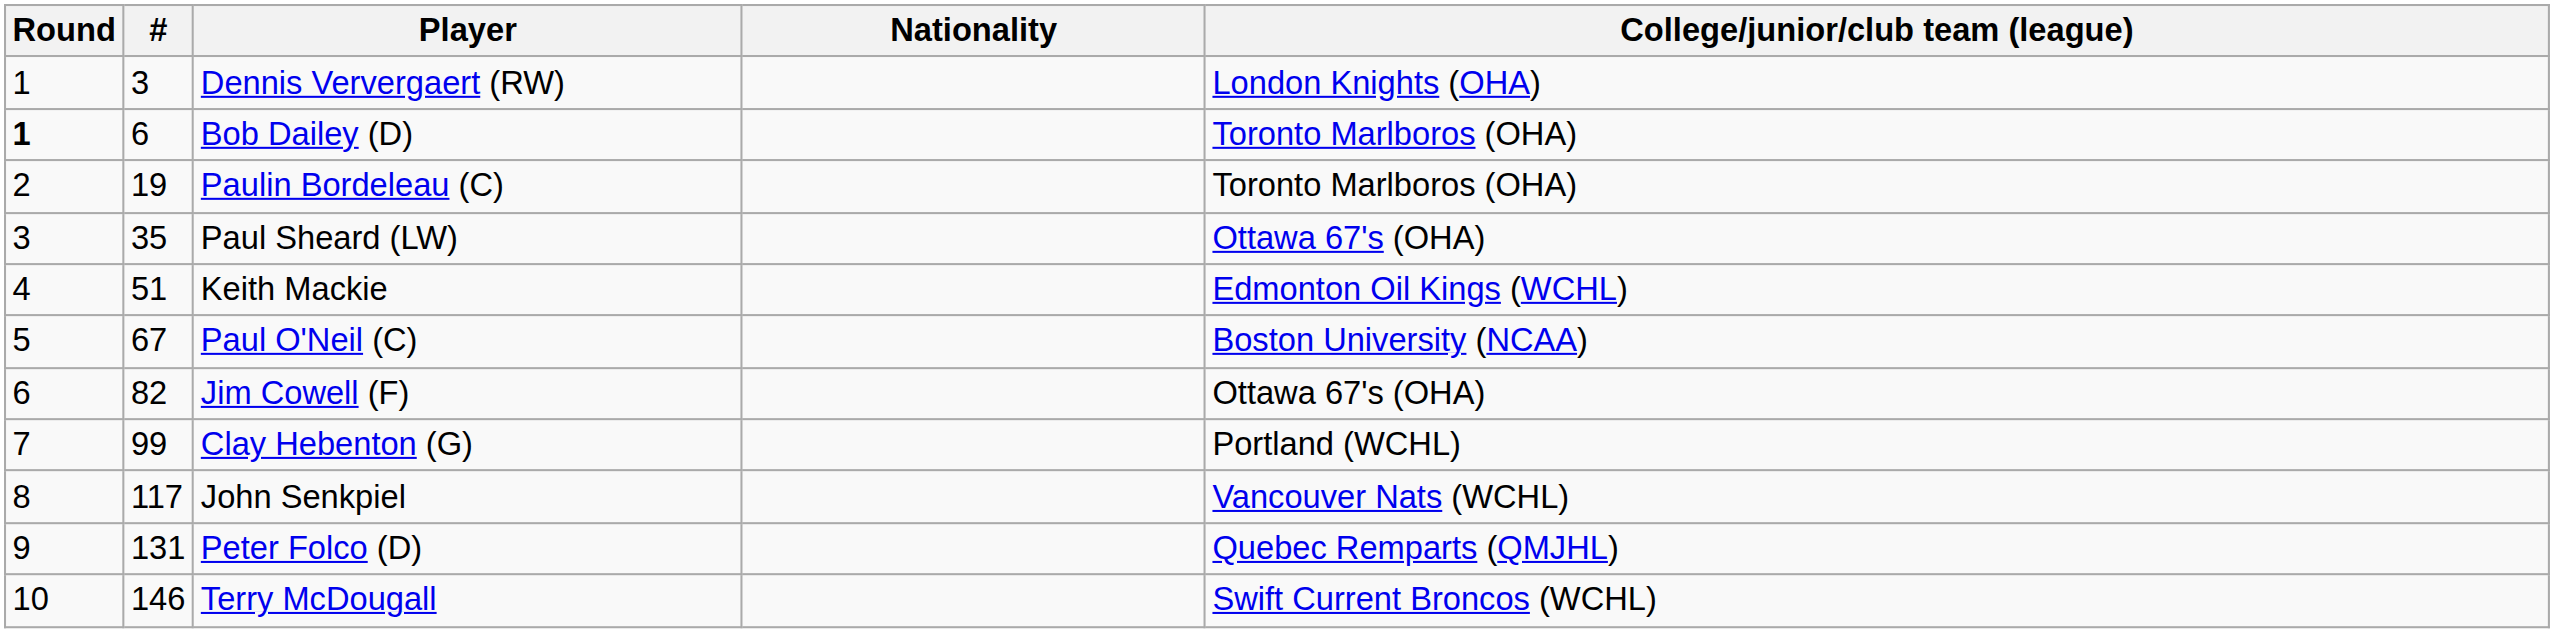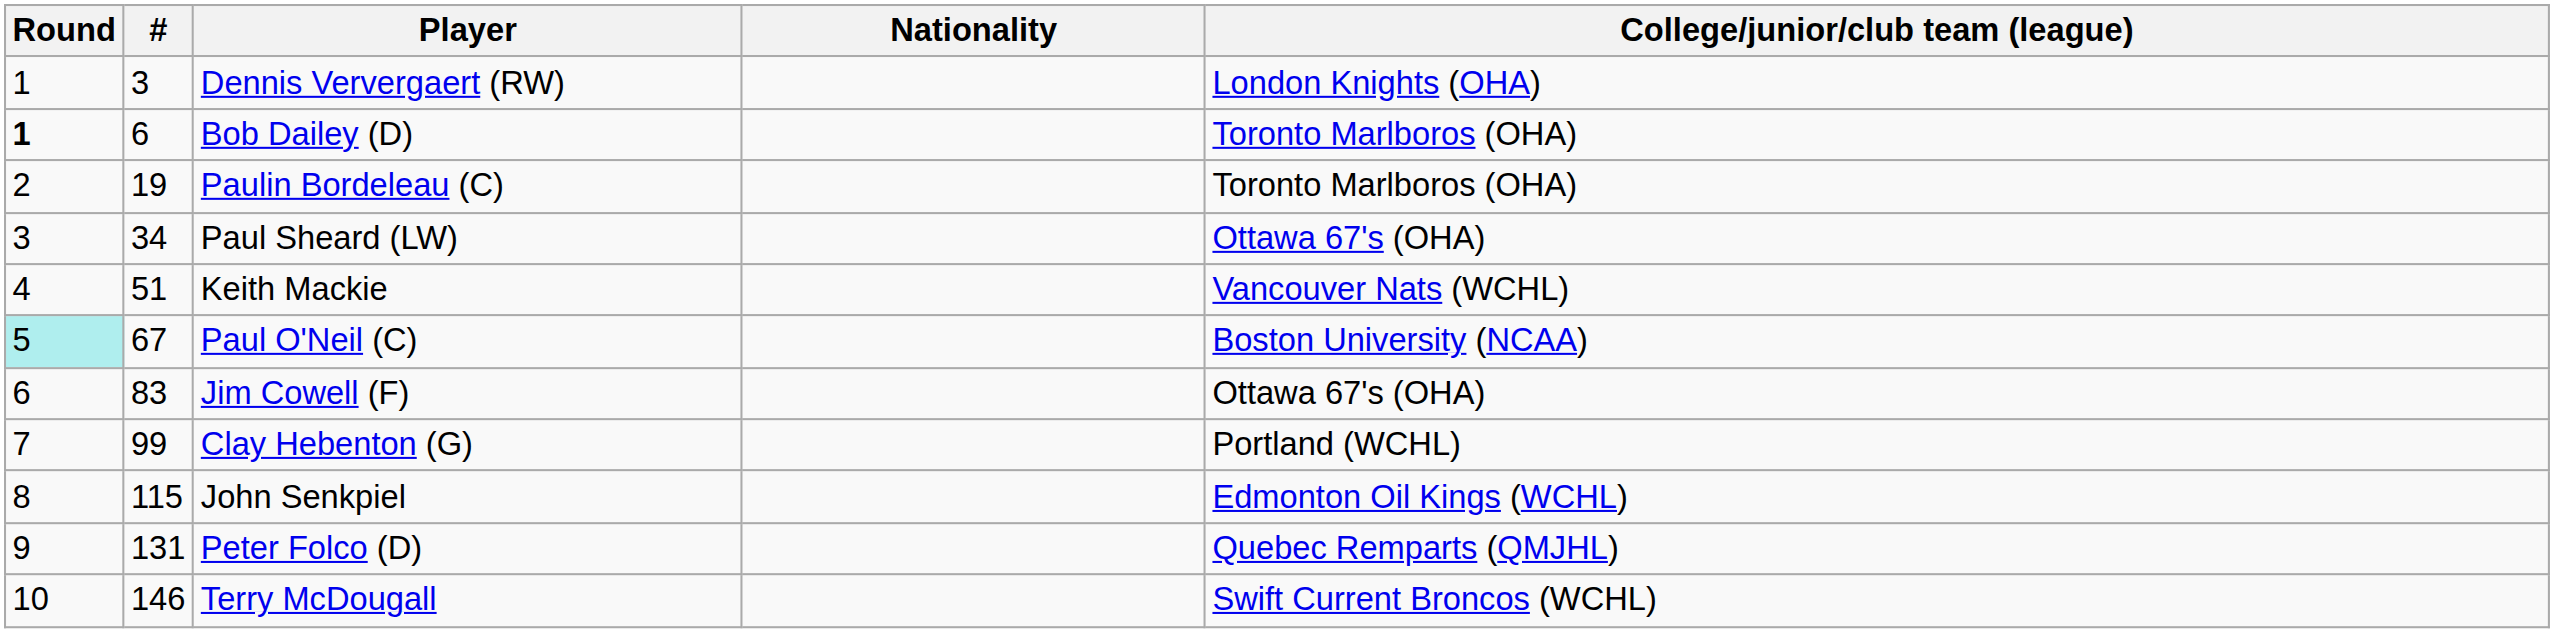(149, 237) 35 -> (149, 237) 34
(1420, 289) Edmonton Oil Kings (WCHL) -> (1391, 289) Vancouver Nats (WCHL)
(22, 340) no background -> (22, 340) paleturquoise background
(149, 392) 82 -> (149, 392) 83
(157, 496) 117 -> (157, 496) 115
(1391, 496) Vancouver Nats (WCHL) -> (1420, 496) Edmonton Oil Kings (WCHL)
